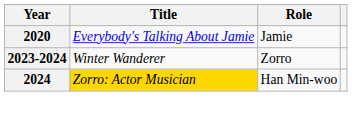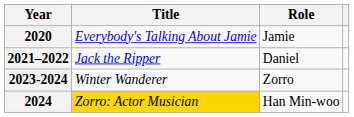+ row: (38, 58)
